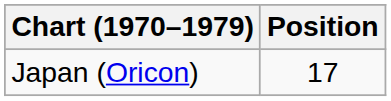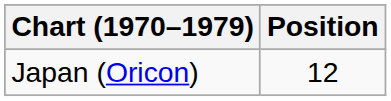(323, 71) 17 -> (323, 71) 12
